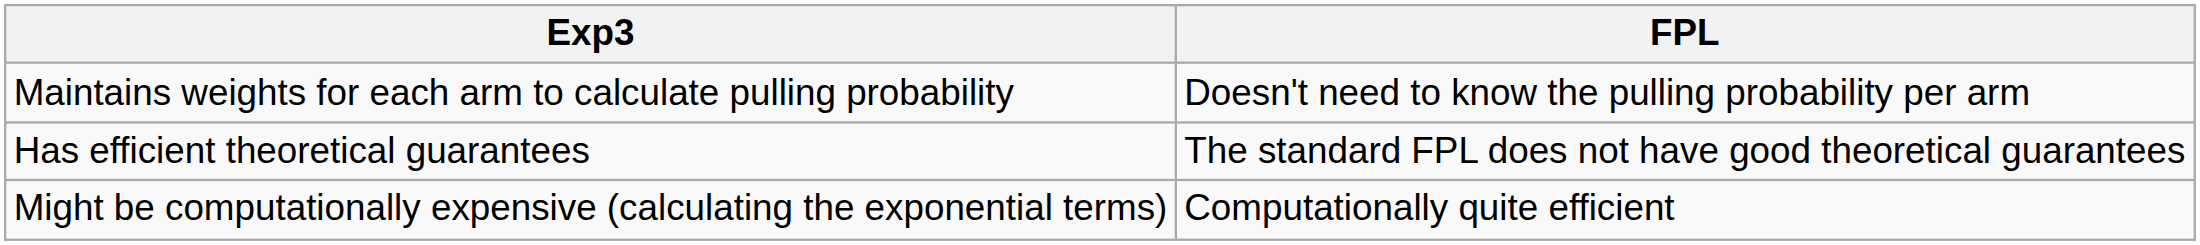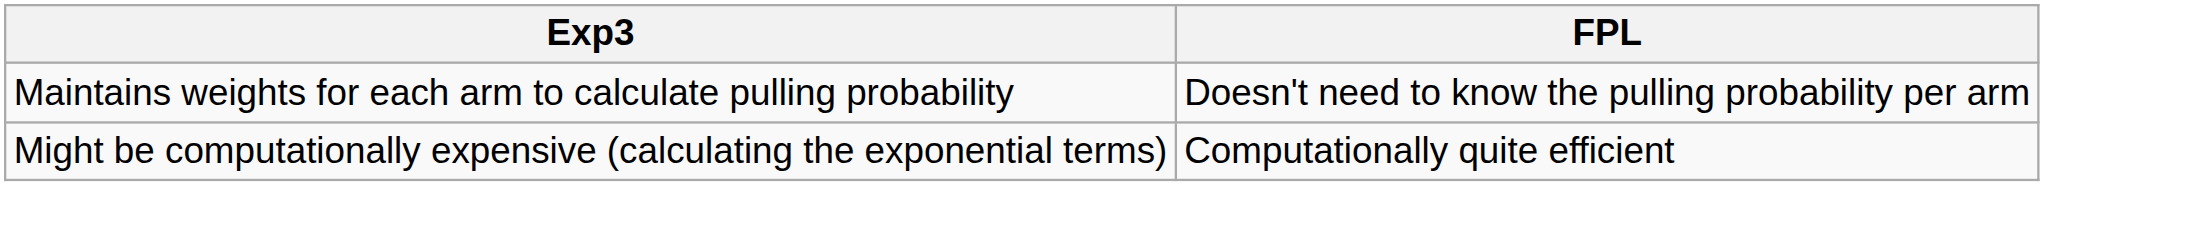- row: (302, 150)
